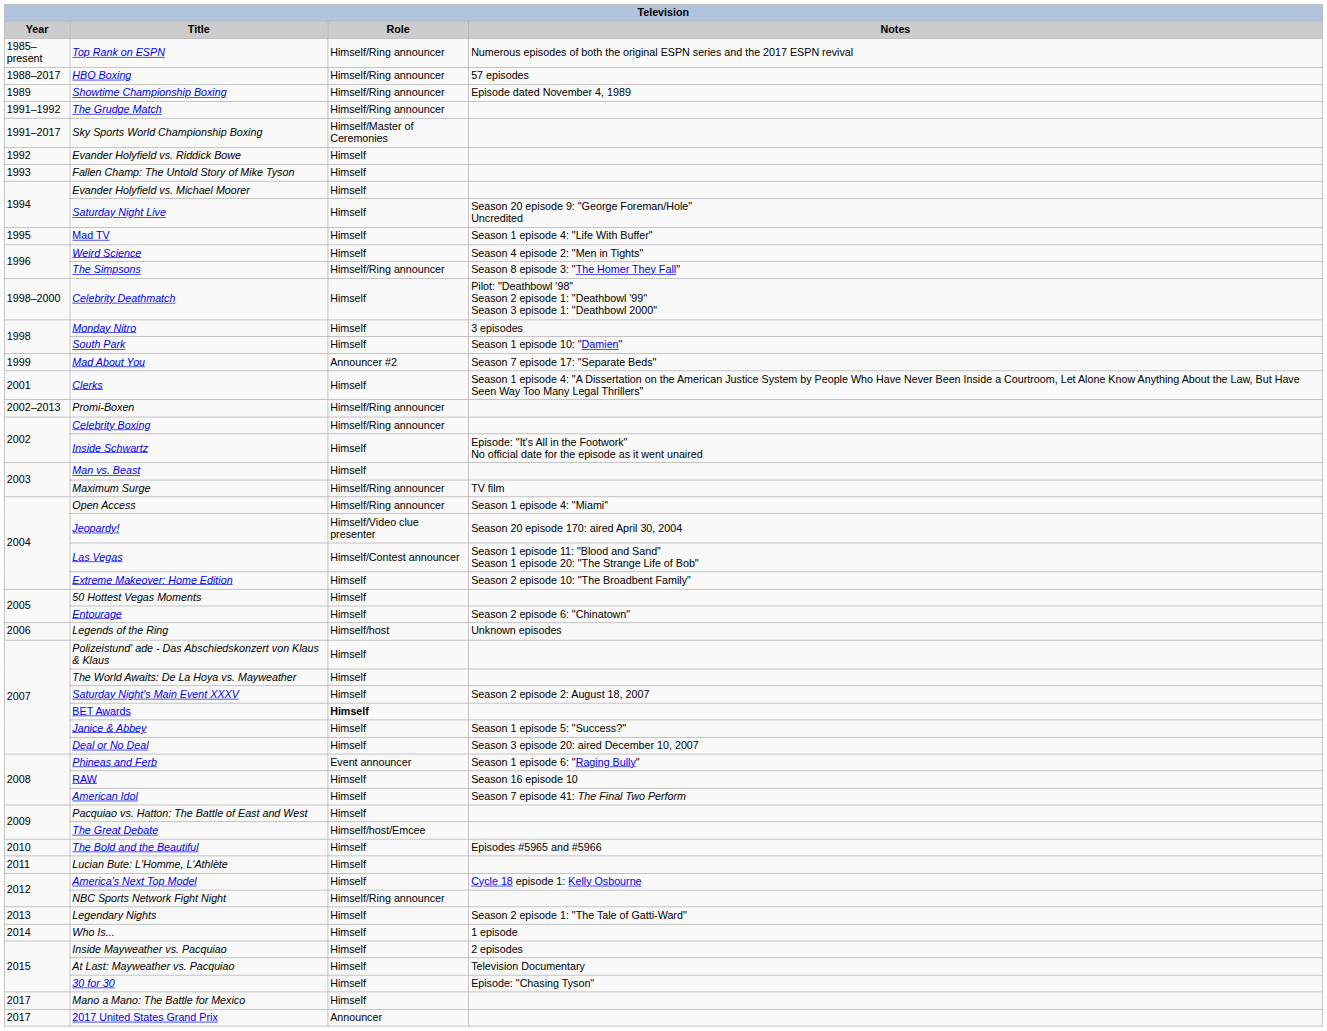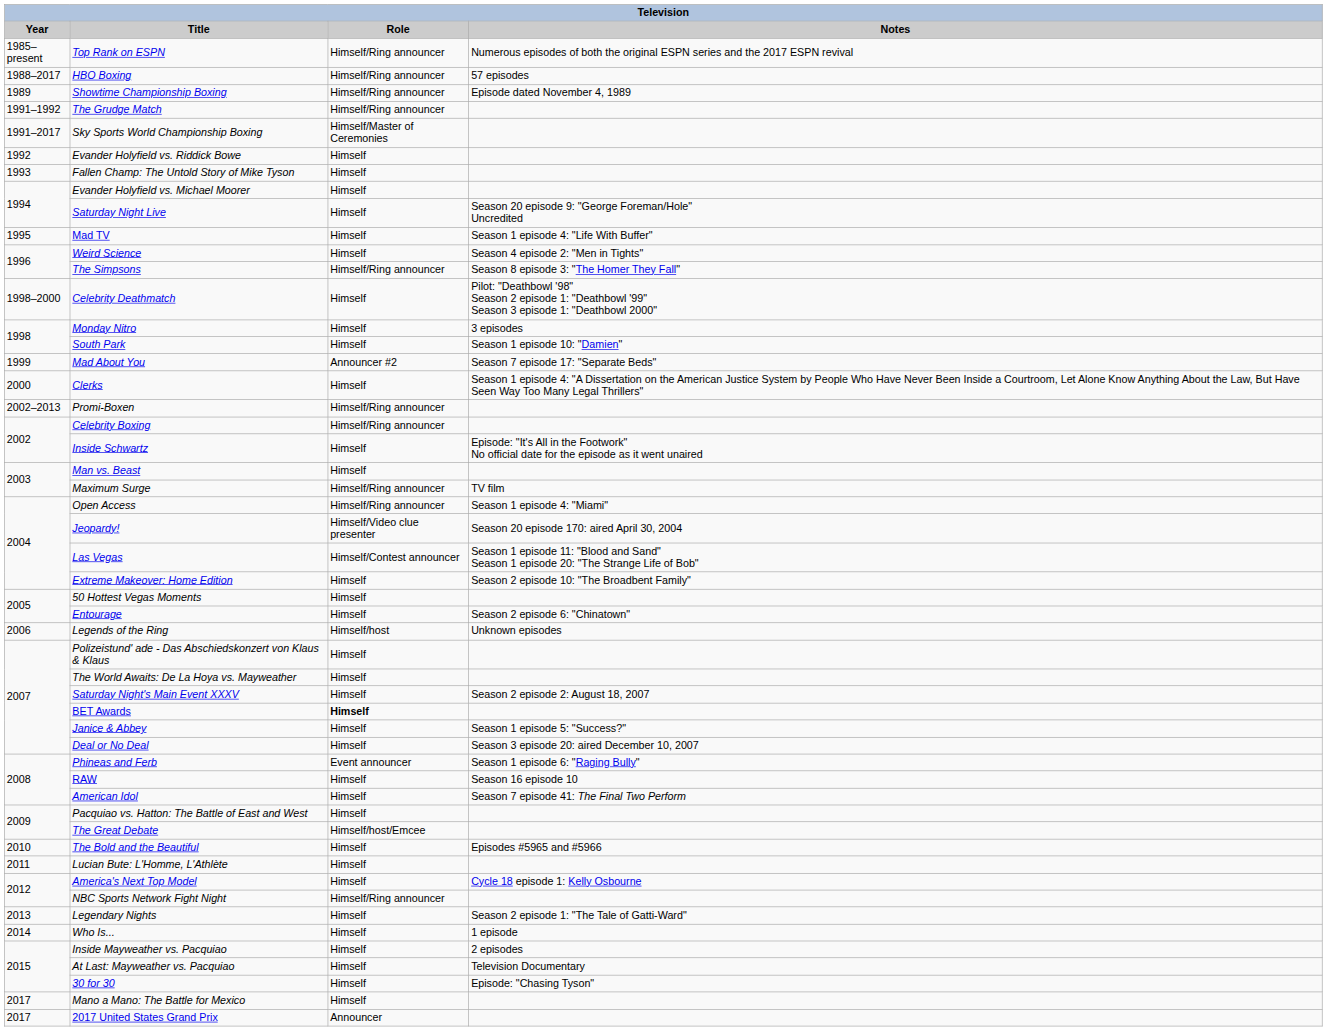(19, 385) 2001 -> (19, 385) 2000
